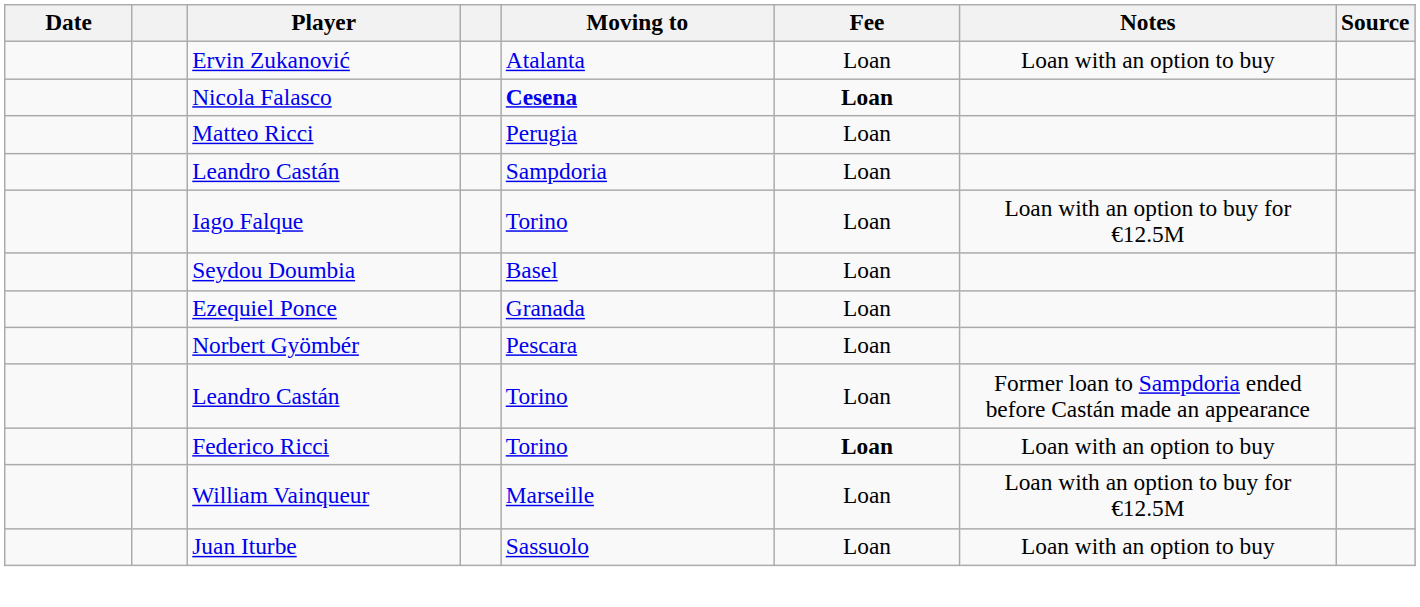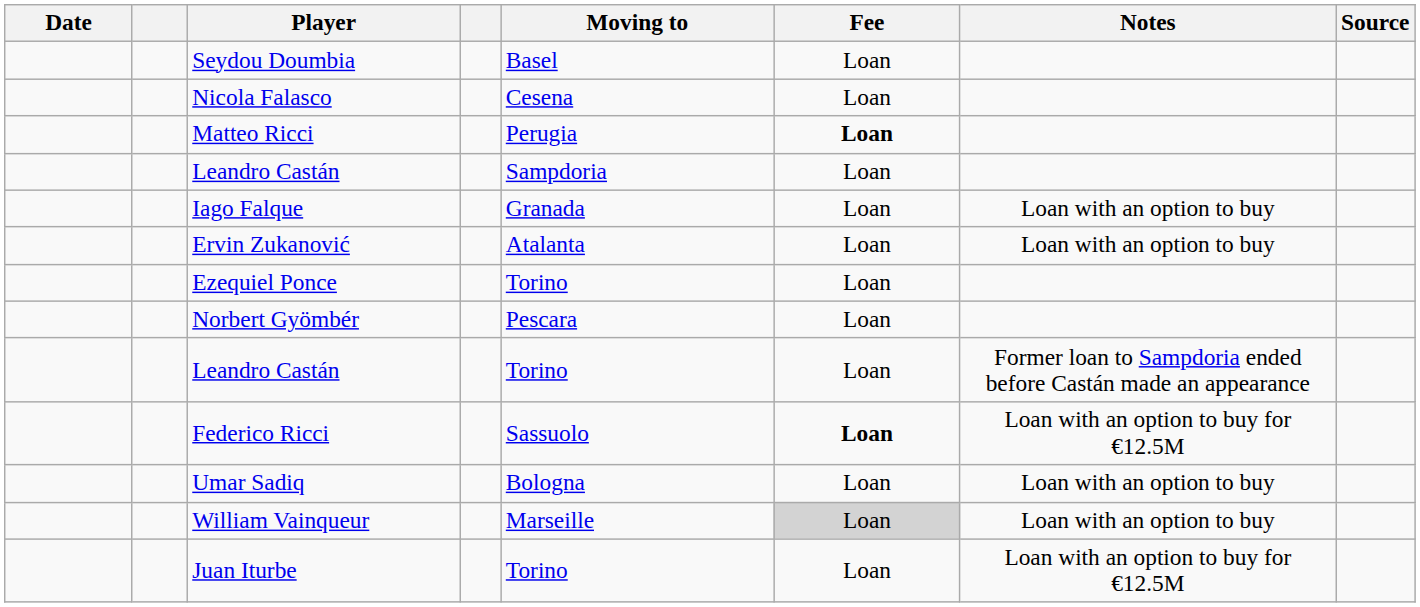rows swapped: (69, 272) <-> (69, 60)
(541, 97) bold -> (540, 97) normal
(867, 97) bold -> (867, 97) normal
(867, 134) normal -> (867, 134) bold
(537, 221) Torino -> (545, 208) Granada
(1148, 221) Loan with an option to buy for €12.5M -> (1148, 208) Loan with an option to buy
(545, 308) Granada -> (537, 282) Torino
(537, 446) Torino -> (547, 432) Sassuolo
(1148, 446) Loan with an option to buy -> (1148, 432) Loan with an option to buy for €12.5M
+ row: (69, 483)
(867, 496) no background -> (867, 520) lightgrey background
(1148, 496) Loan with an option to buy for €12.5M -> (1148, 520) Loan with an option to buy
(547, 546) Sassuolo -> (537, 570) Torino
(1148, 546) Loan with an option to buy -> (1148, 570) Loan with an option to buy for €12.5M
